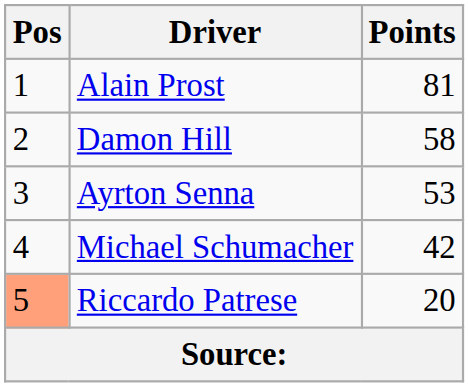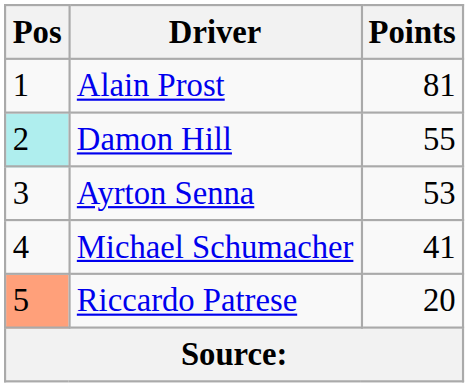(21, 139) no background -> (21, 139) paleturquoise background
(439, 139) 58 -> (439, 139) 55
(439, 247) 42 -> (439, 247) 41
